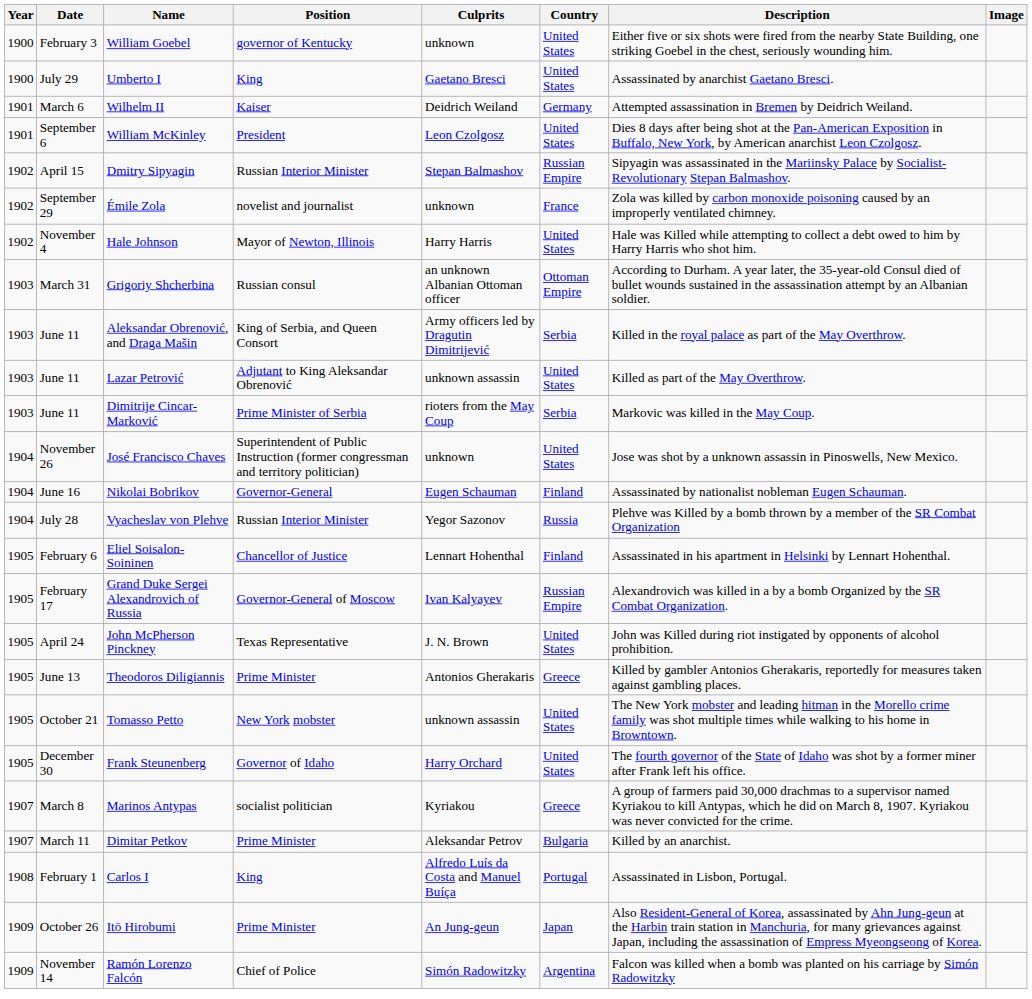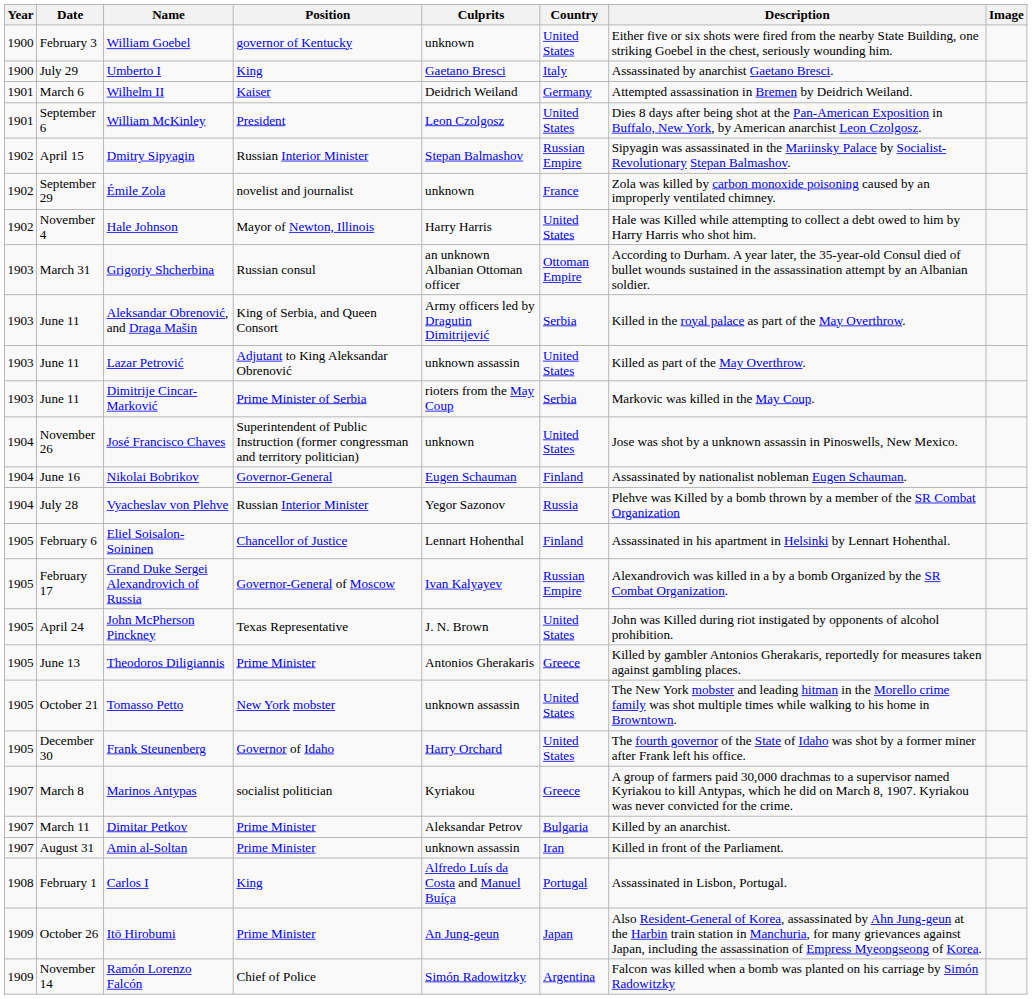(561, 78) United States -> (555, 71) Italy
+ row: (147, 847)
